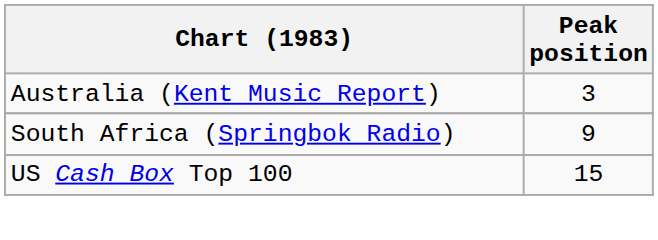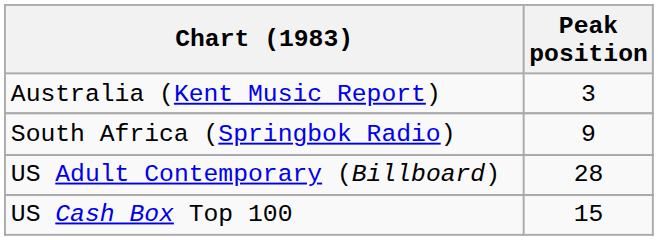+ row: (255, 174)
